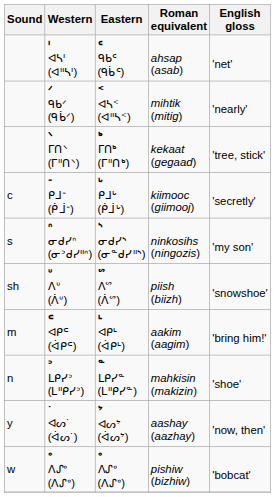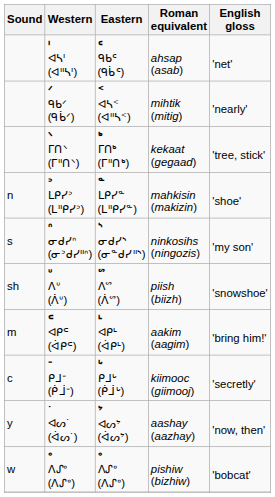rows swapped: (61, 195) <-> (66, 378)
